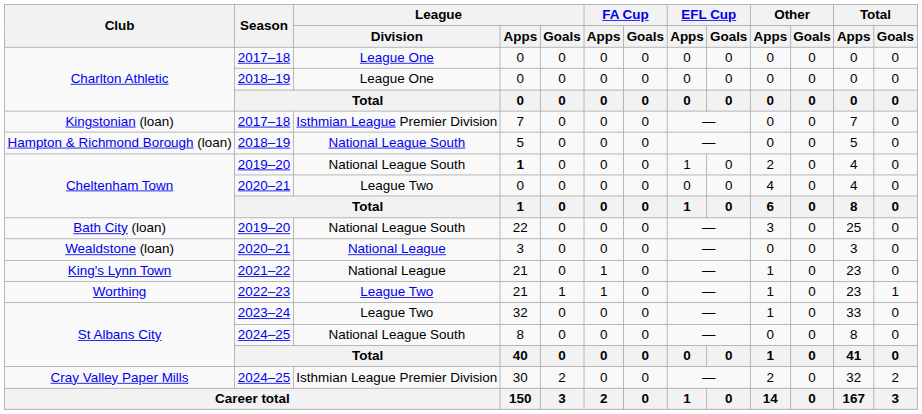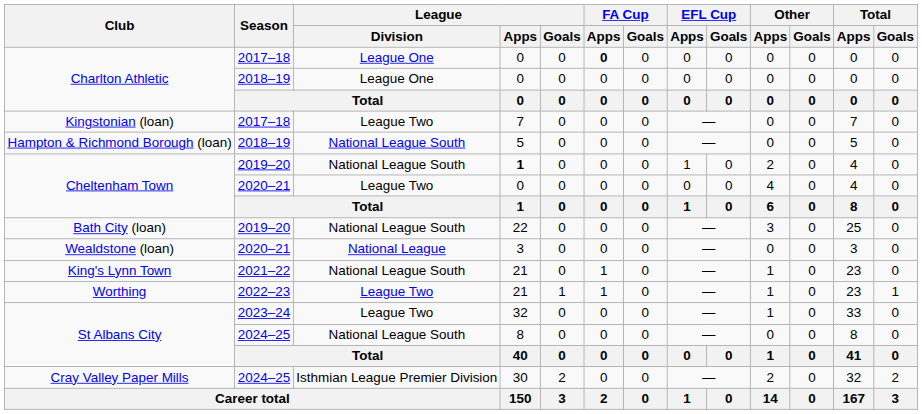(604, 57) normal -> (604, 57) bold
(397, 121) Isthmian League Premier Division -> (397, 121) League Two
(397, 270) National League -> (397, 270) National League South
